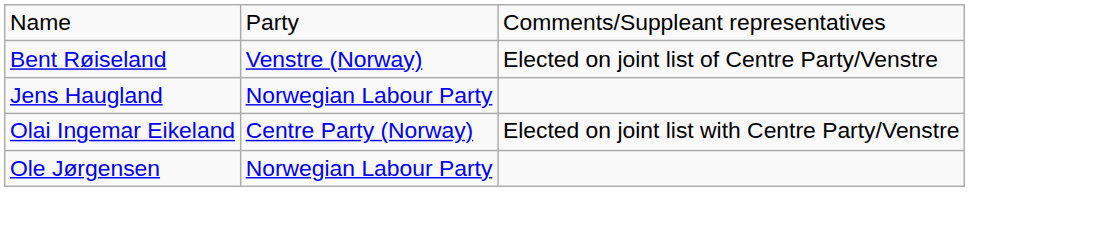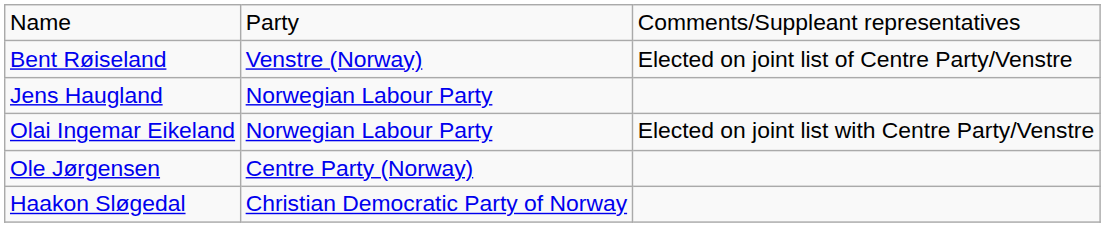(359, 131) Centre Party (Norway) -> (369, 131) Norwegian Labour Party
(369, 167) Norwegian Labour Party -> (359, 167) Centre Party (Norway)
+ row: (98, 204)
